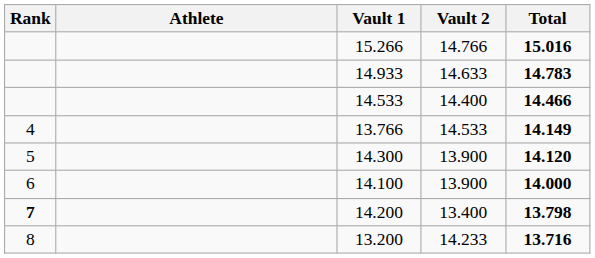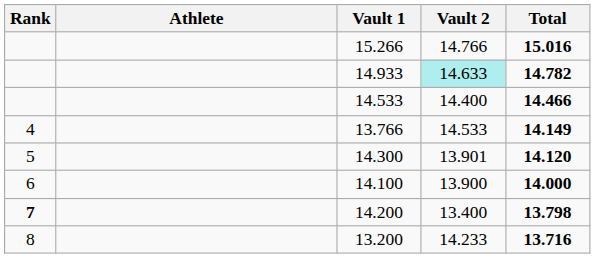(463, 73) no background -> (463, 73) paleturquoise background
(548, 73) 14.783 -> (548, 73) 14.782
(463, 156) 13.900 -> (463, 156) 13.901
